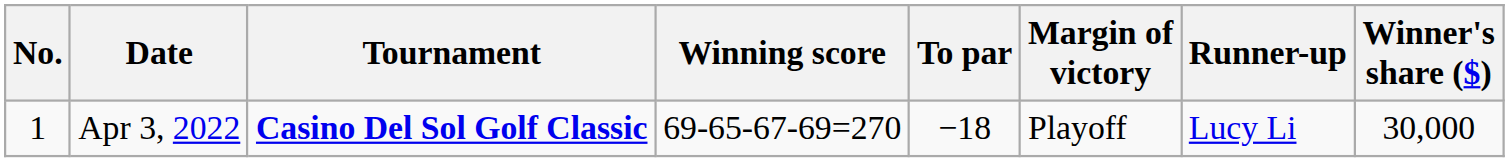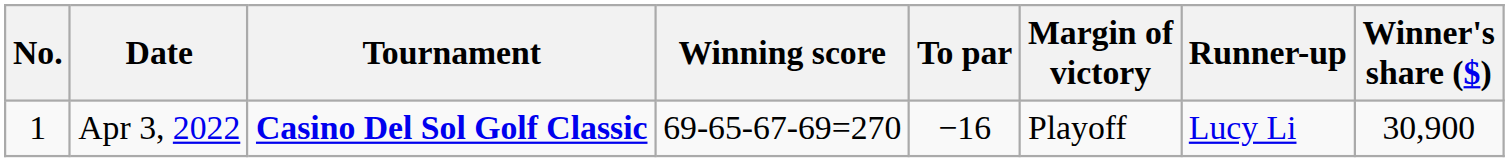(965, 128) −18 -> (965, 128) −16
(1429, 128) 30,000 -> (1429, 128) 30,900
